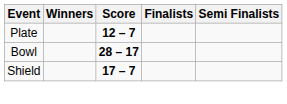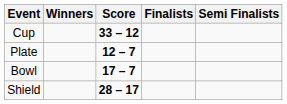+ row: (24, 33)
(119, 52) 28 – 17 -> (119, 71) 17 – 7
(119, 71) 17 – 7 -> (119, 90) 28 – 17
